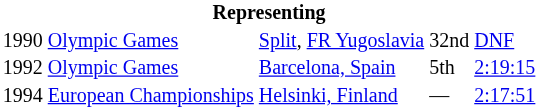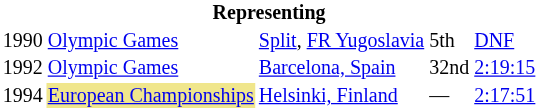(449, 40) 32nd -> (442, 40) 5th
(442, 67) 5th -> (449, 67) 32nd
(151, 95) no background -> (151, 95) khaki background
